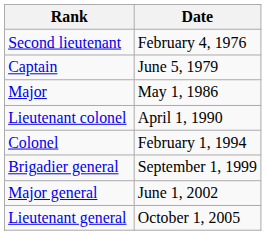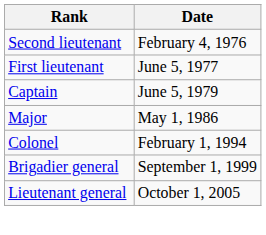+ row: (56, 67)
- row: (67, 117)
- row: (53, 192)
